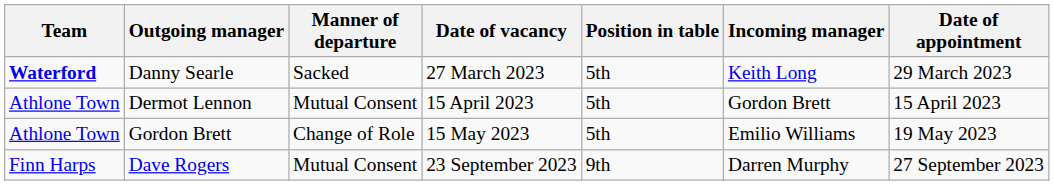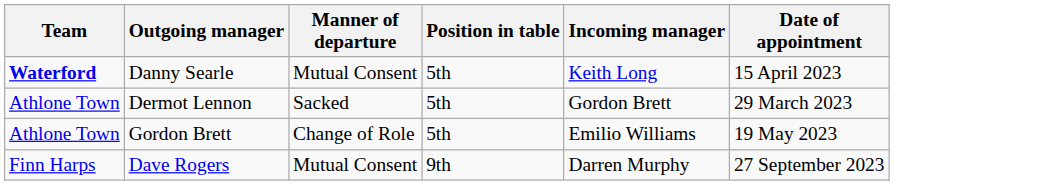- column: (501, 30)
(321, 72) Sacked -> (355, 72) Mutual Consent
(953, 72) 29 March 2023 -> (788, 72) 15 April 2023
(355, 103) Mutual Consent -> (321, 103) Sacked
(947, 103) 15 April 2023 -> (793, 103) 29 March 2023
